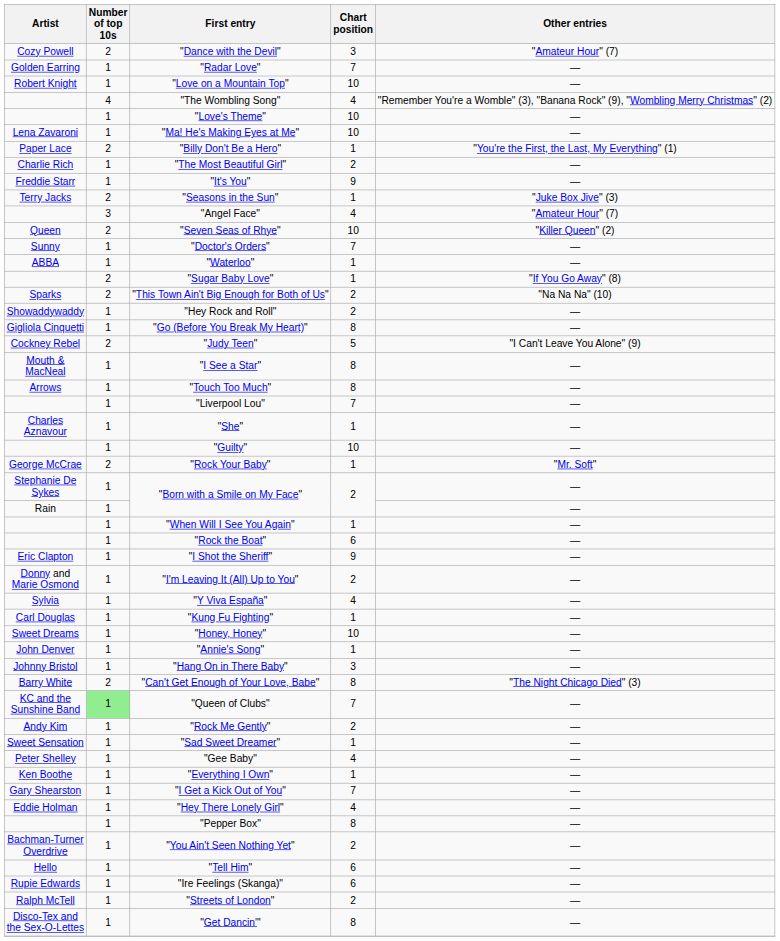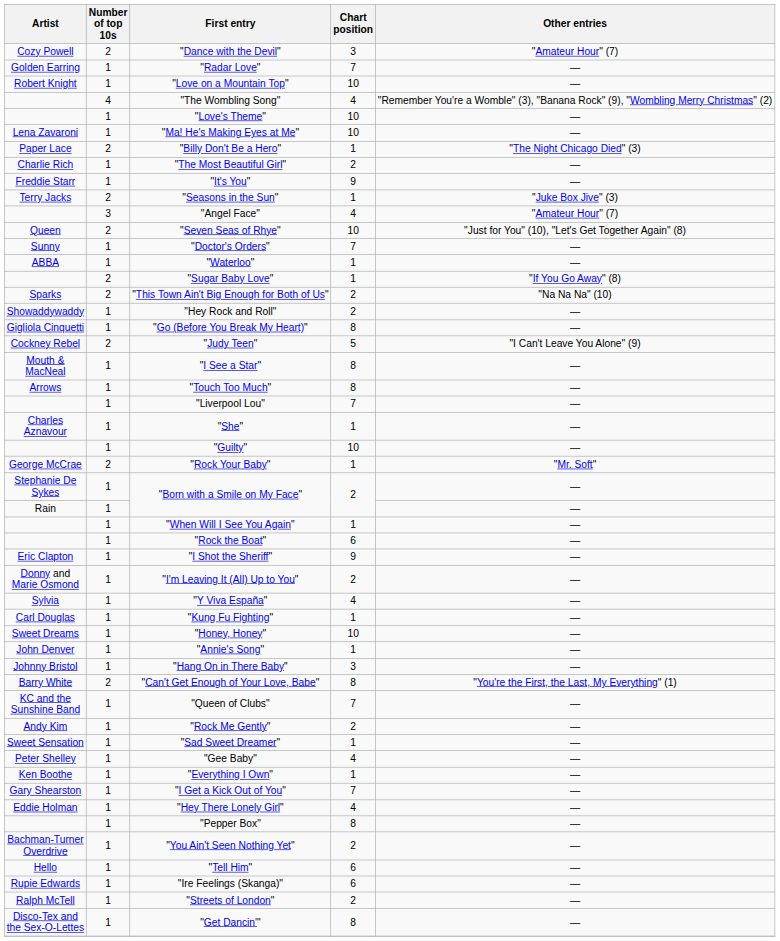(575, 149) "You're the First, the Last, My Everything" (1) -> (575, 149) "The Night Chicago Died" (3)
(575, 230) "Killer Queen" (2) -> (575, 230) "Just for You" (10), "Let's Get Together Again" (8)
(575, 682) "The Night Chicago Died" (3) -> (575, 682) "You're the First, the Last, My Everything" (1)
(108, 704) lightgreen background -> (108, 704) no background
